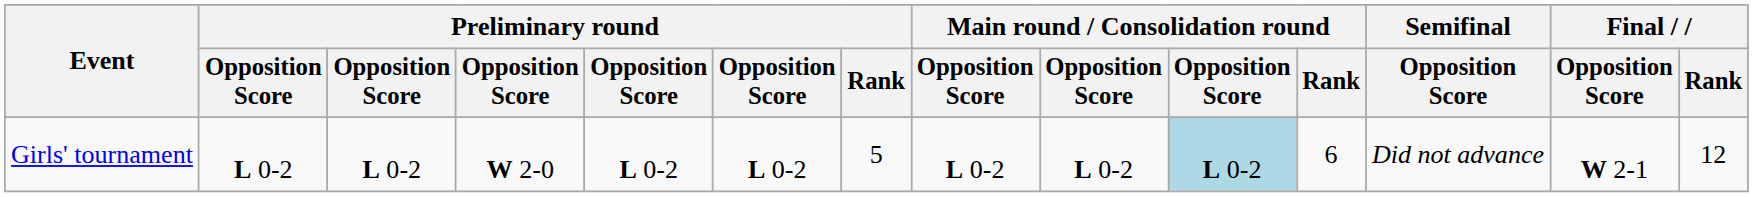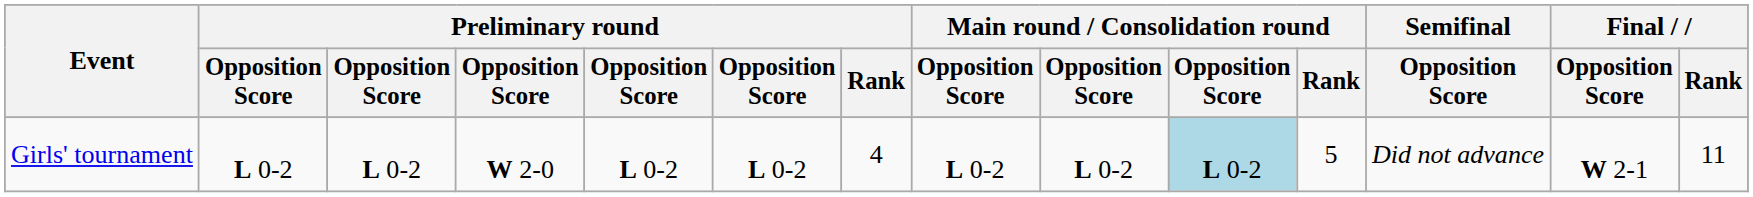(876, 154) 5 -> (876, 154) 4
(1331, 154) 6 -> (1331, 154) 5
(1713, 154) 12 -> (1713, 154) 11
